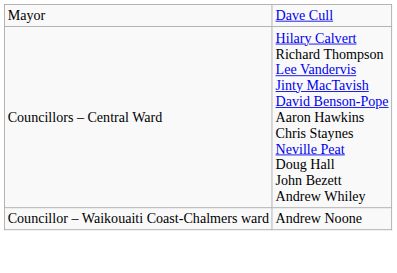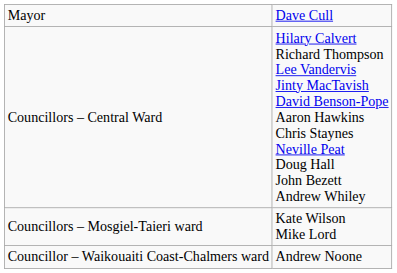+ row: (105, 226)
